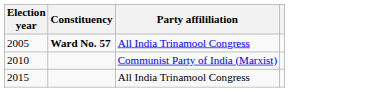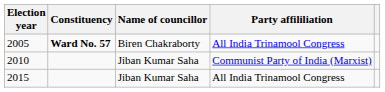+ column: (162, 19)
